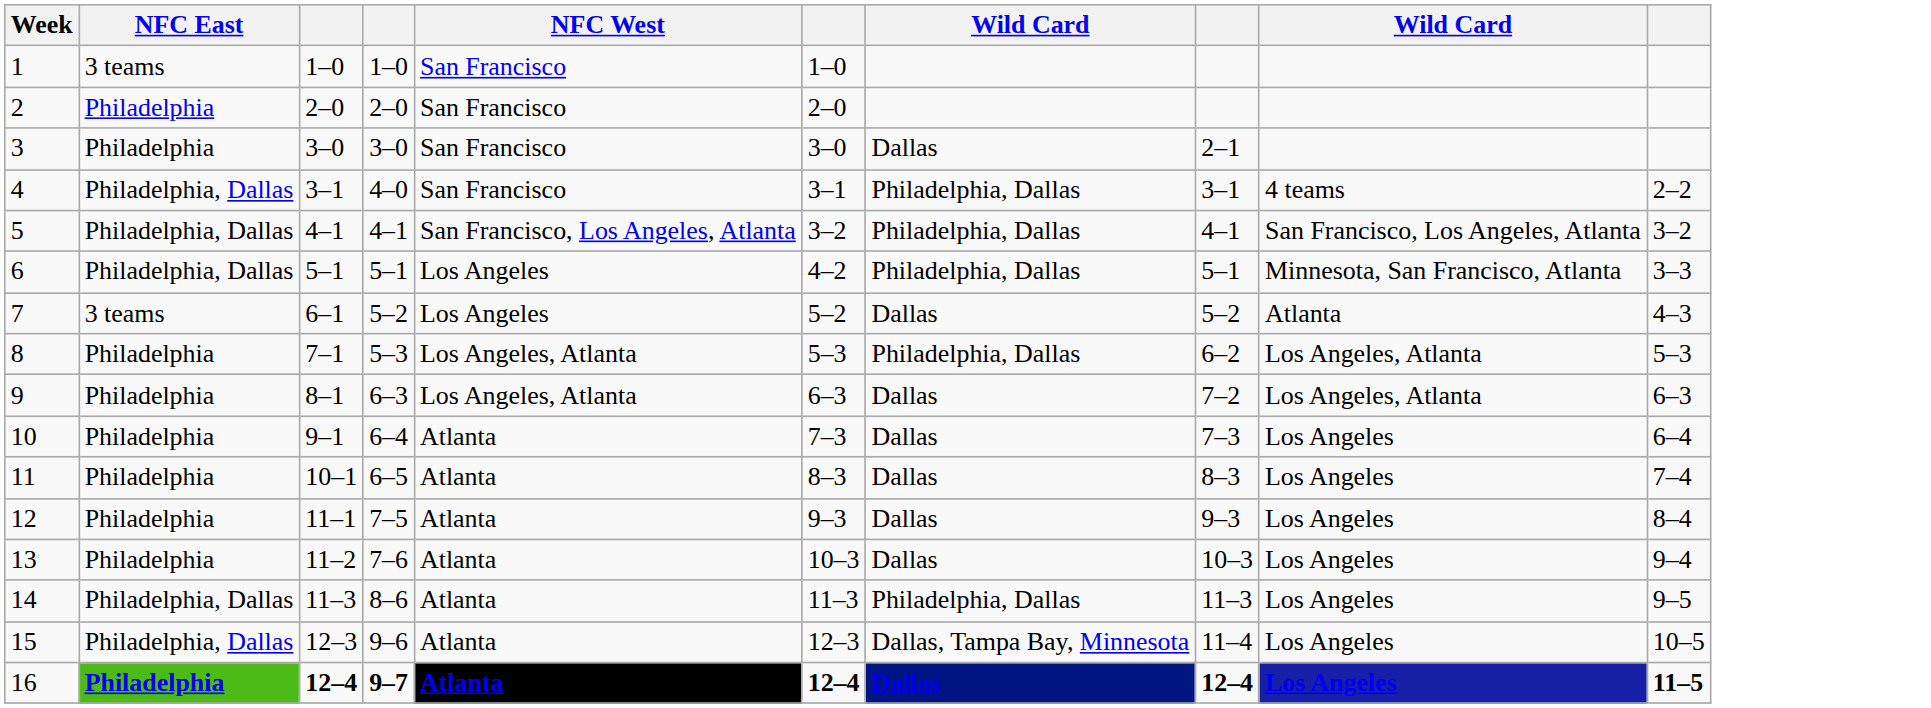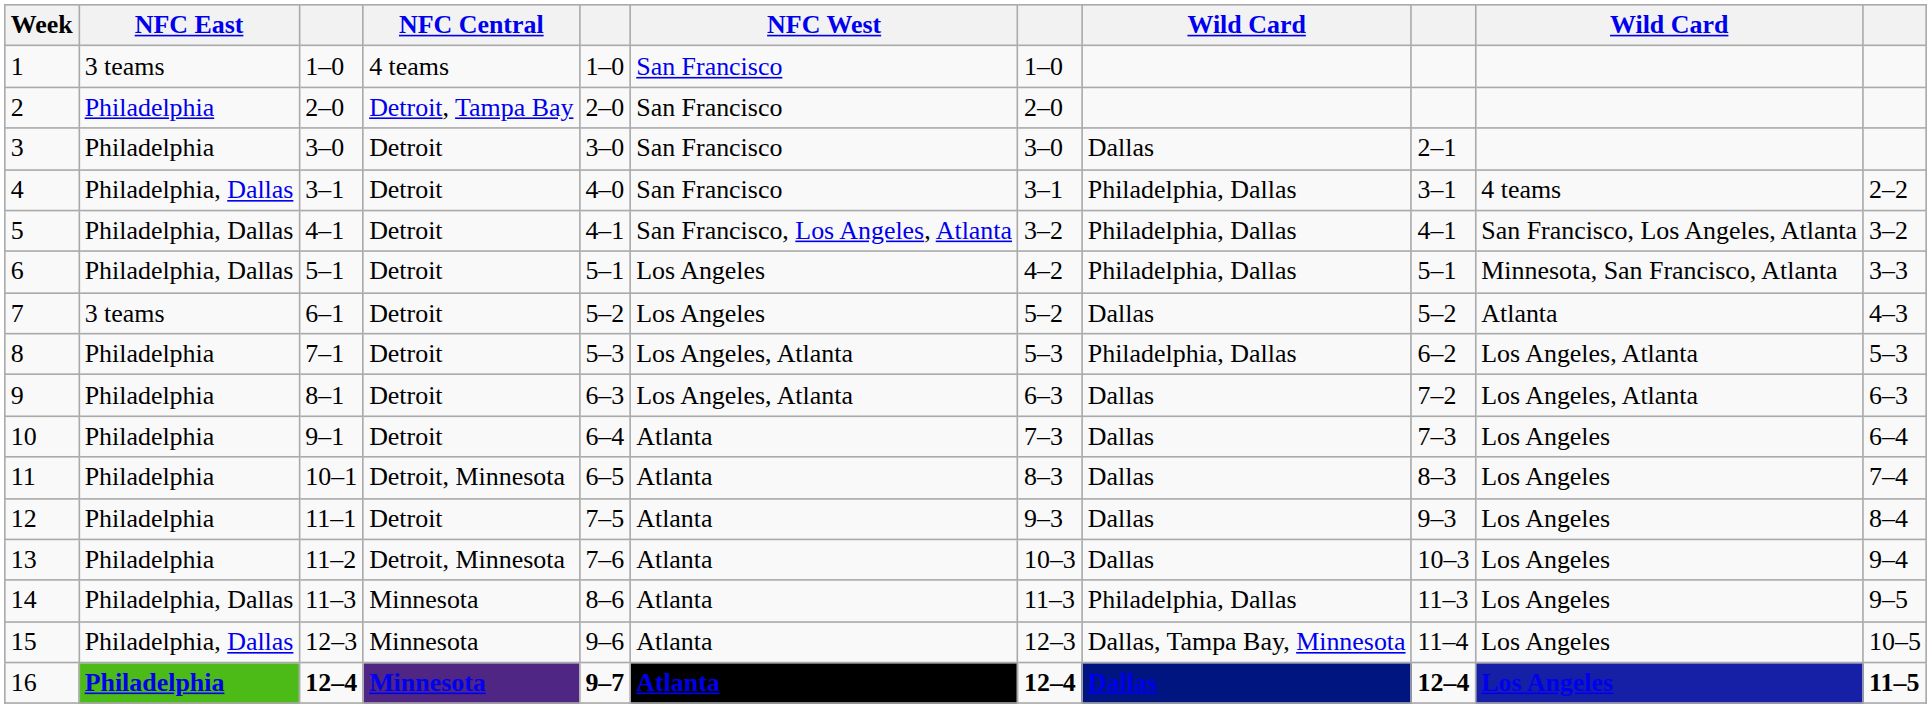+ column: (471, 25)
